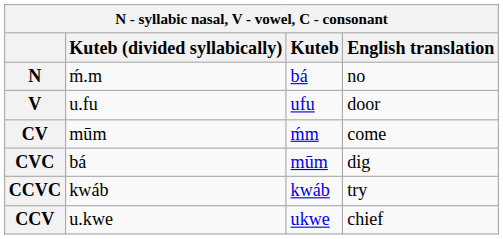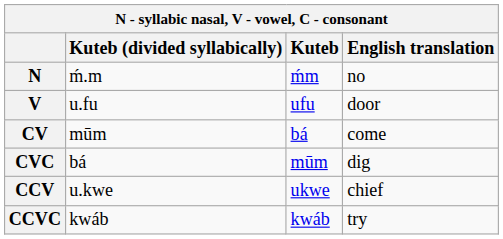(299, 76) bá -> (305, 76) ḿm
(305, 133) ḿm -> (299, 133) bá
rows swapped: (35, 219) <-> (35, 190)
